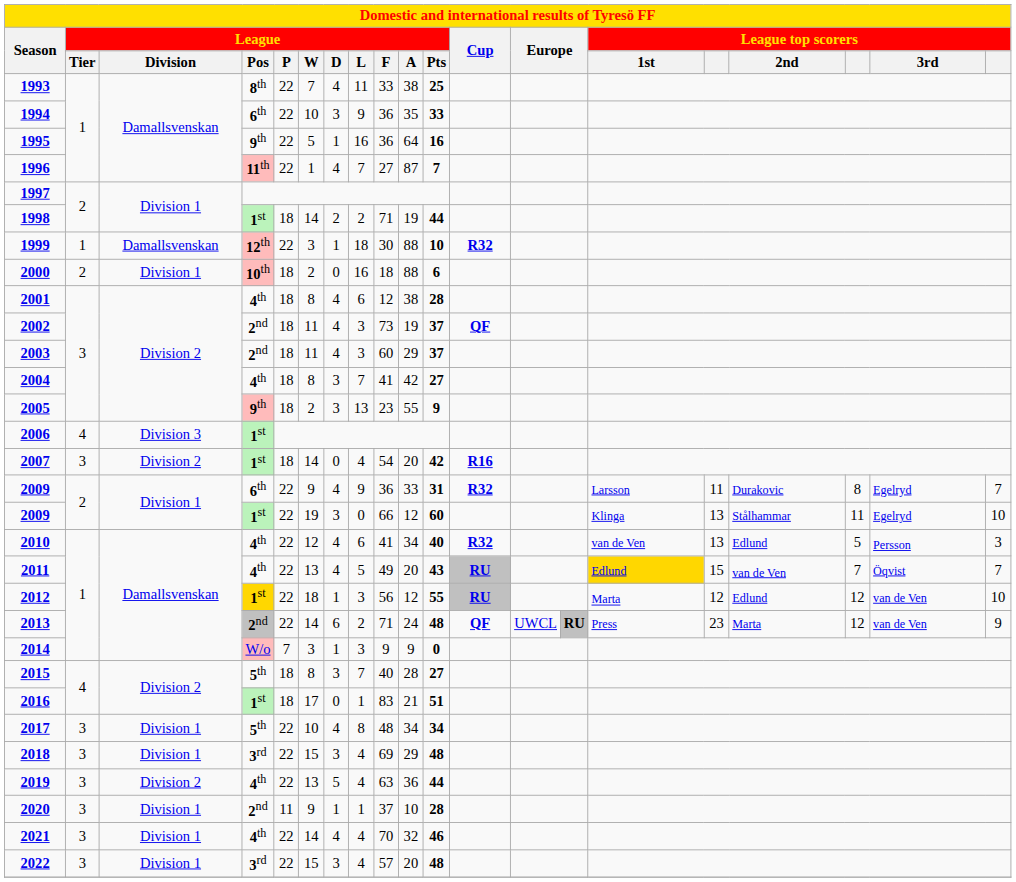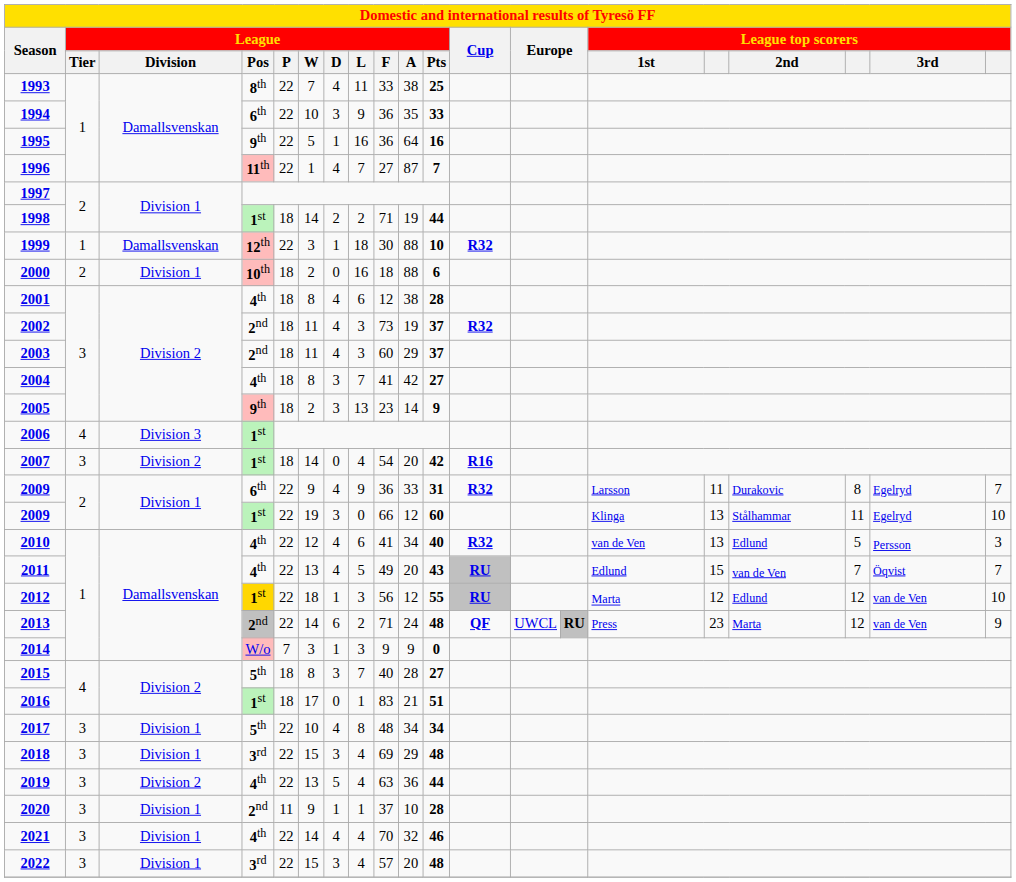(480, 326) QF -> (480, 326) R32
(411, 407) 55 -> (411, 407) 14
(609, 570) gold background -> (609, 570) no background
